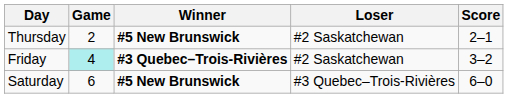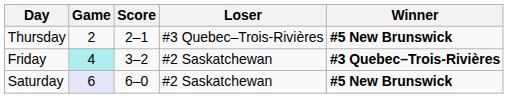columns swapped: (202, 15) <-> (481, 15)
(349, 37) #2 Saskatchewan -> (243, 37) #3 Quebec–Trois-Rivières
(91, 81) no background -> (91, 81) lavender background
(374, 81) #3 Quebec–Trois-Rivières -> (217, 81) #2 Saskatchewan
